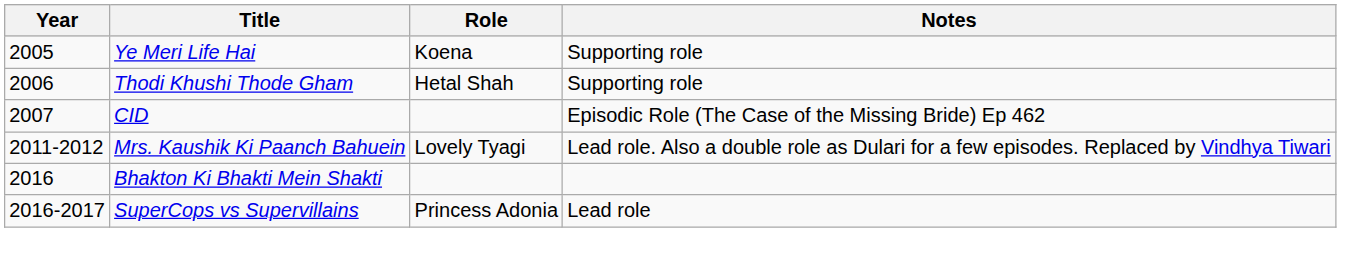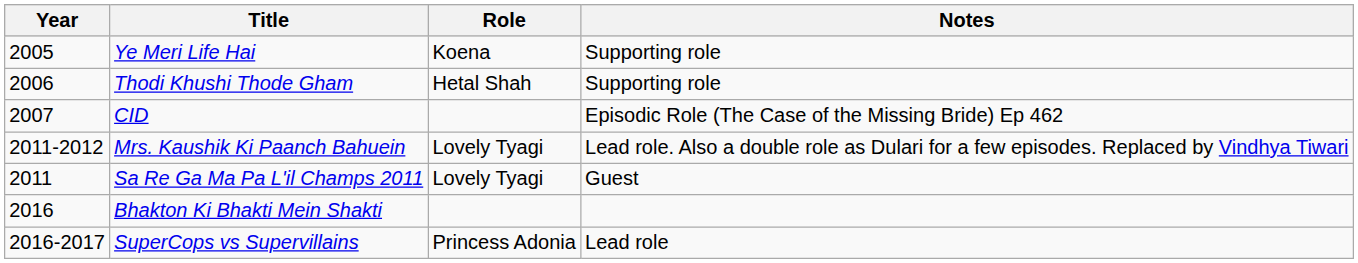+ row: (269, 178)
